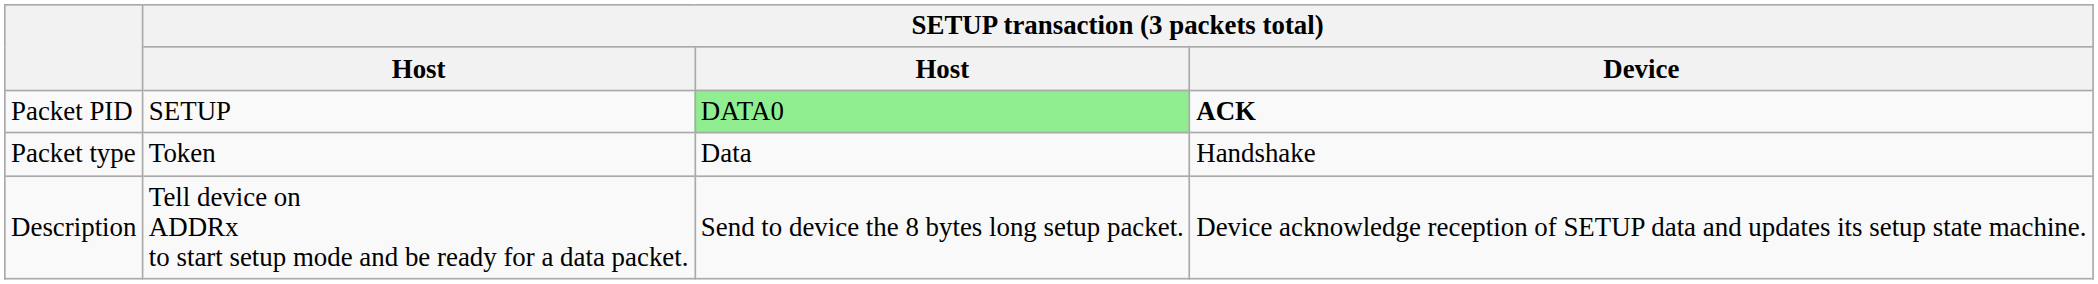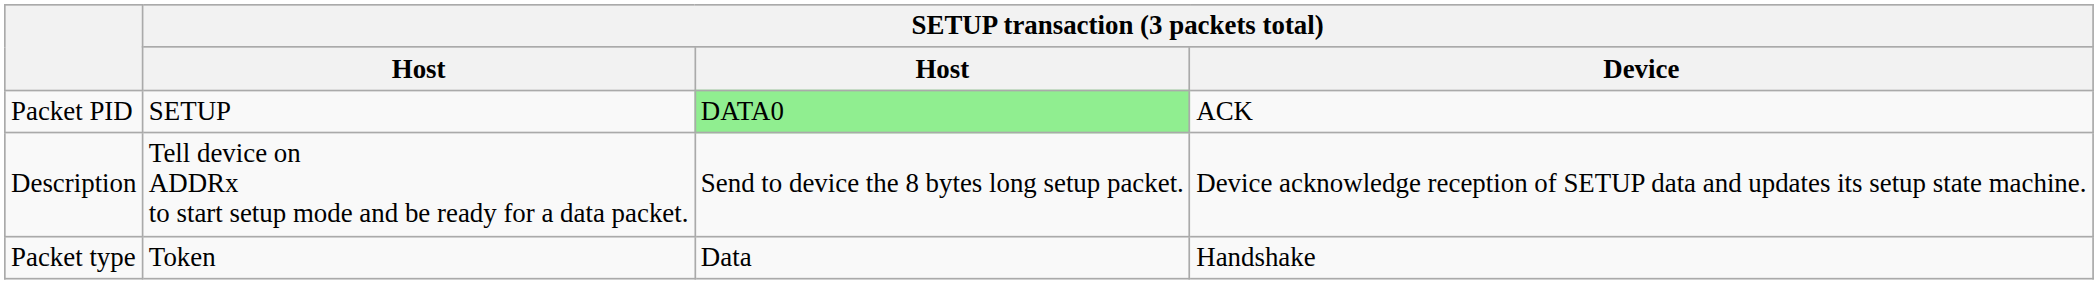(1226, 111) bold -> (1225, 111) normal
rows swapped: (73, 153) <-> (74, 226)
